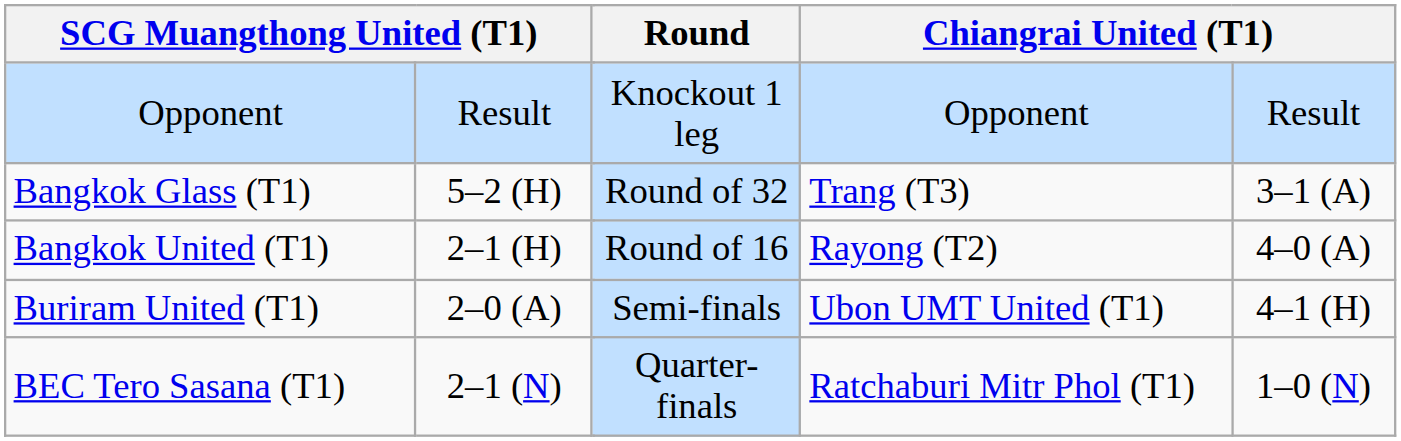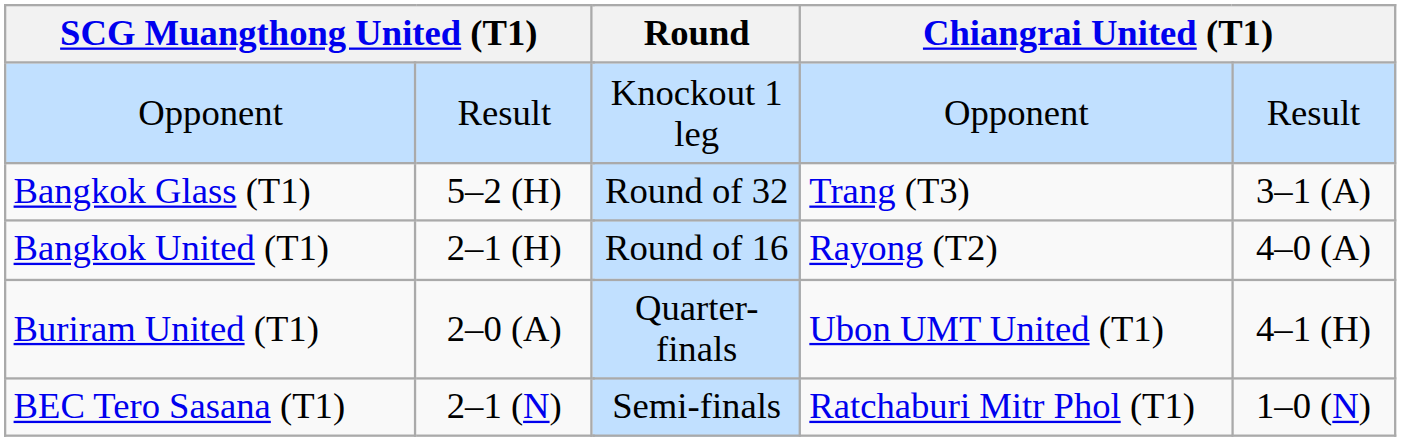(697, 307) Semi-finals -> (697, 327) Quarter-finals
(697, 385) Quarter-finals -> (697, 406) Semi-finals
